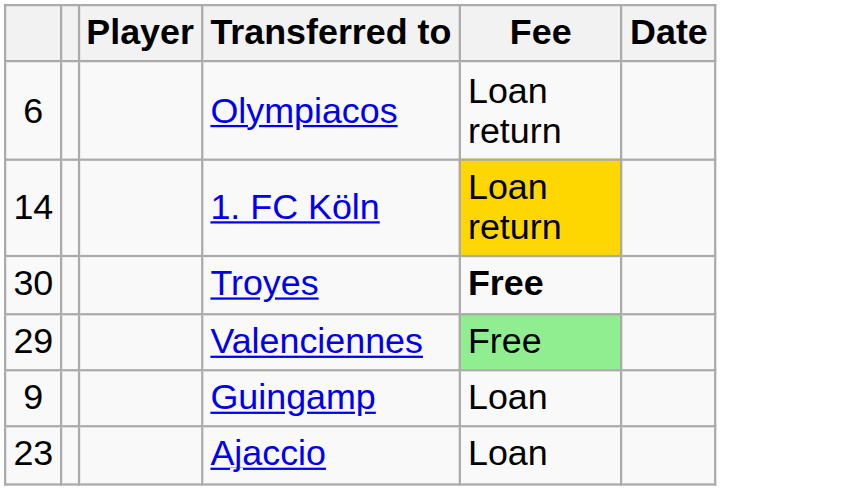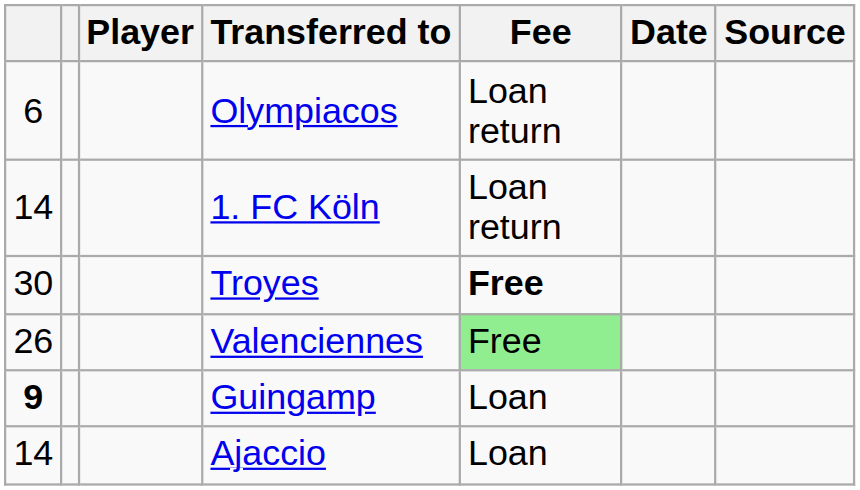+ column: (785, 32)
(515, 207) gold background -> (515, 207) no background
(33, 340) 29 -> (33, 340) 26
(33, 397) normal -> (33, 397) bold
(33, 454) 23 -> (33, 454) 14
